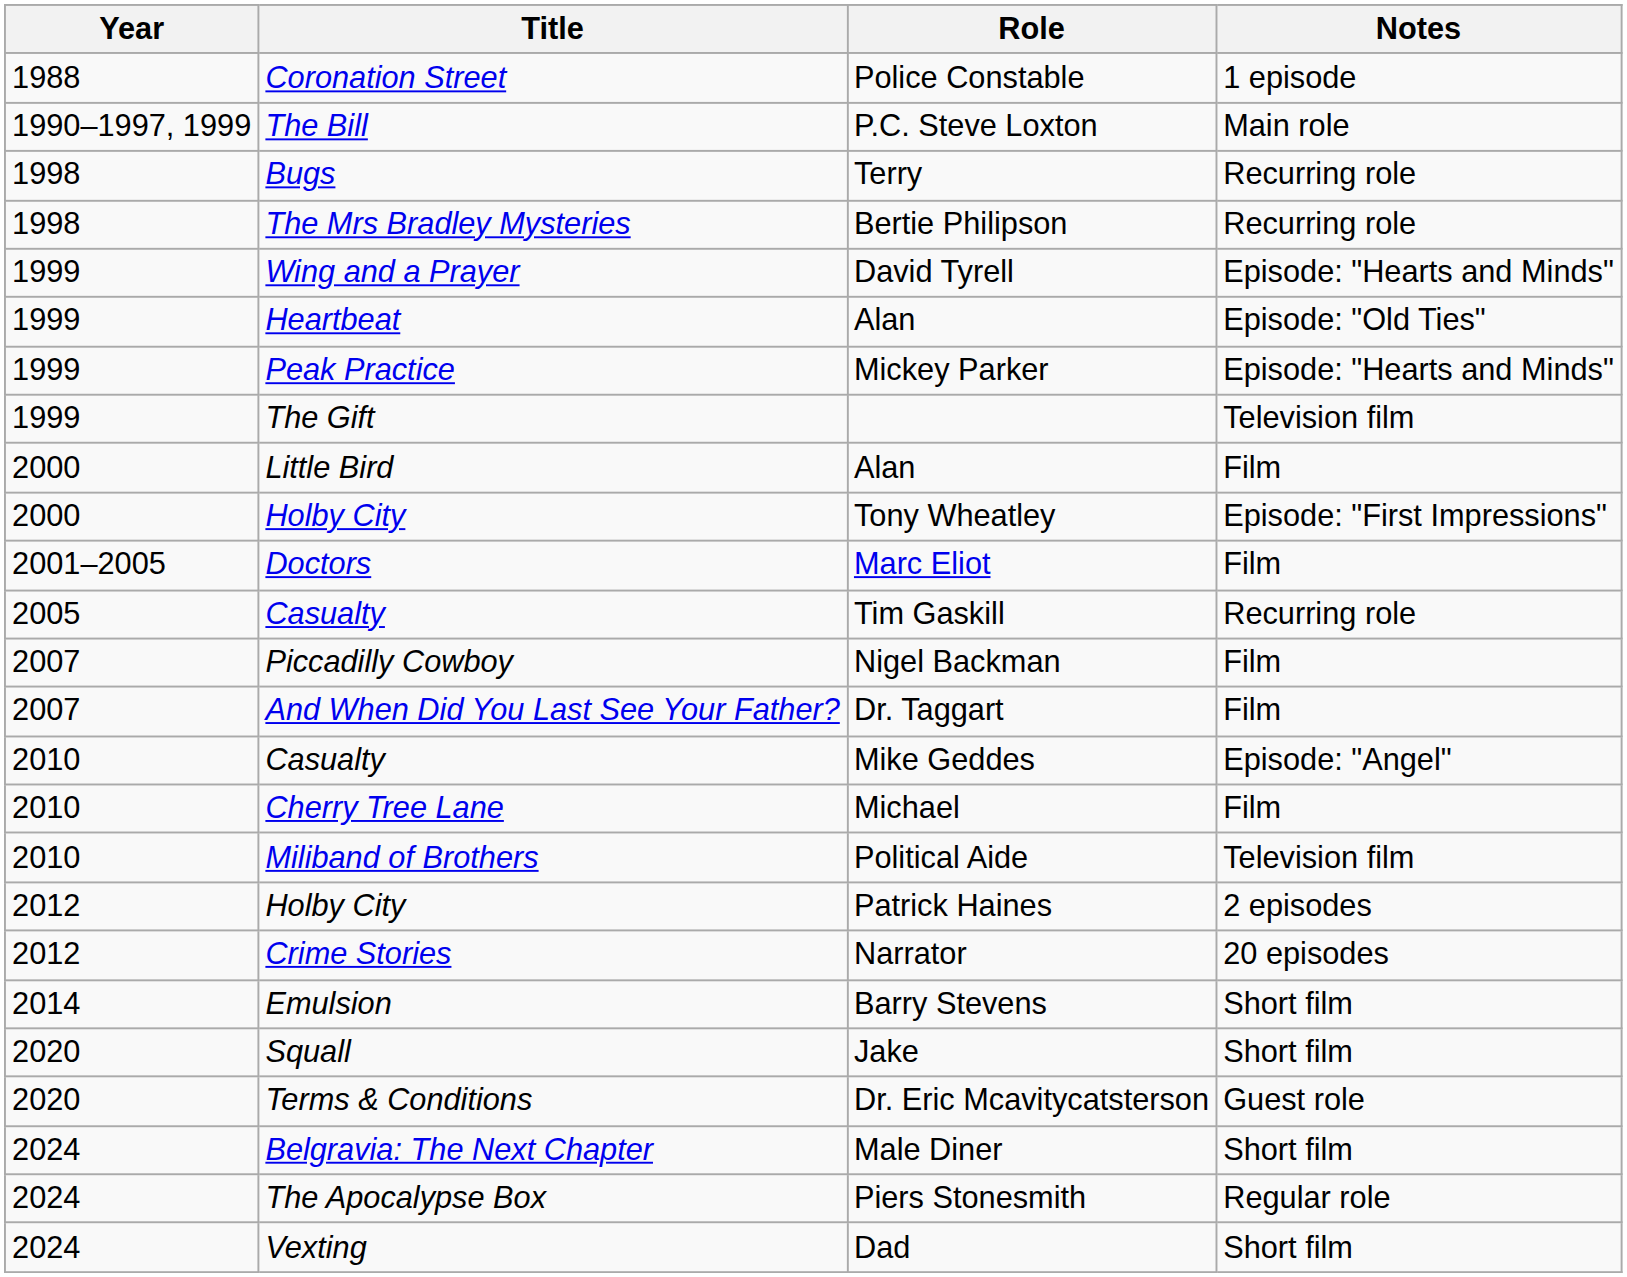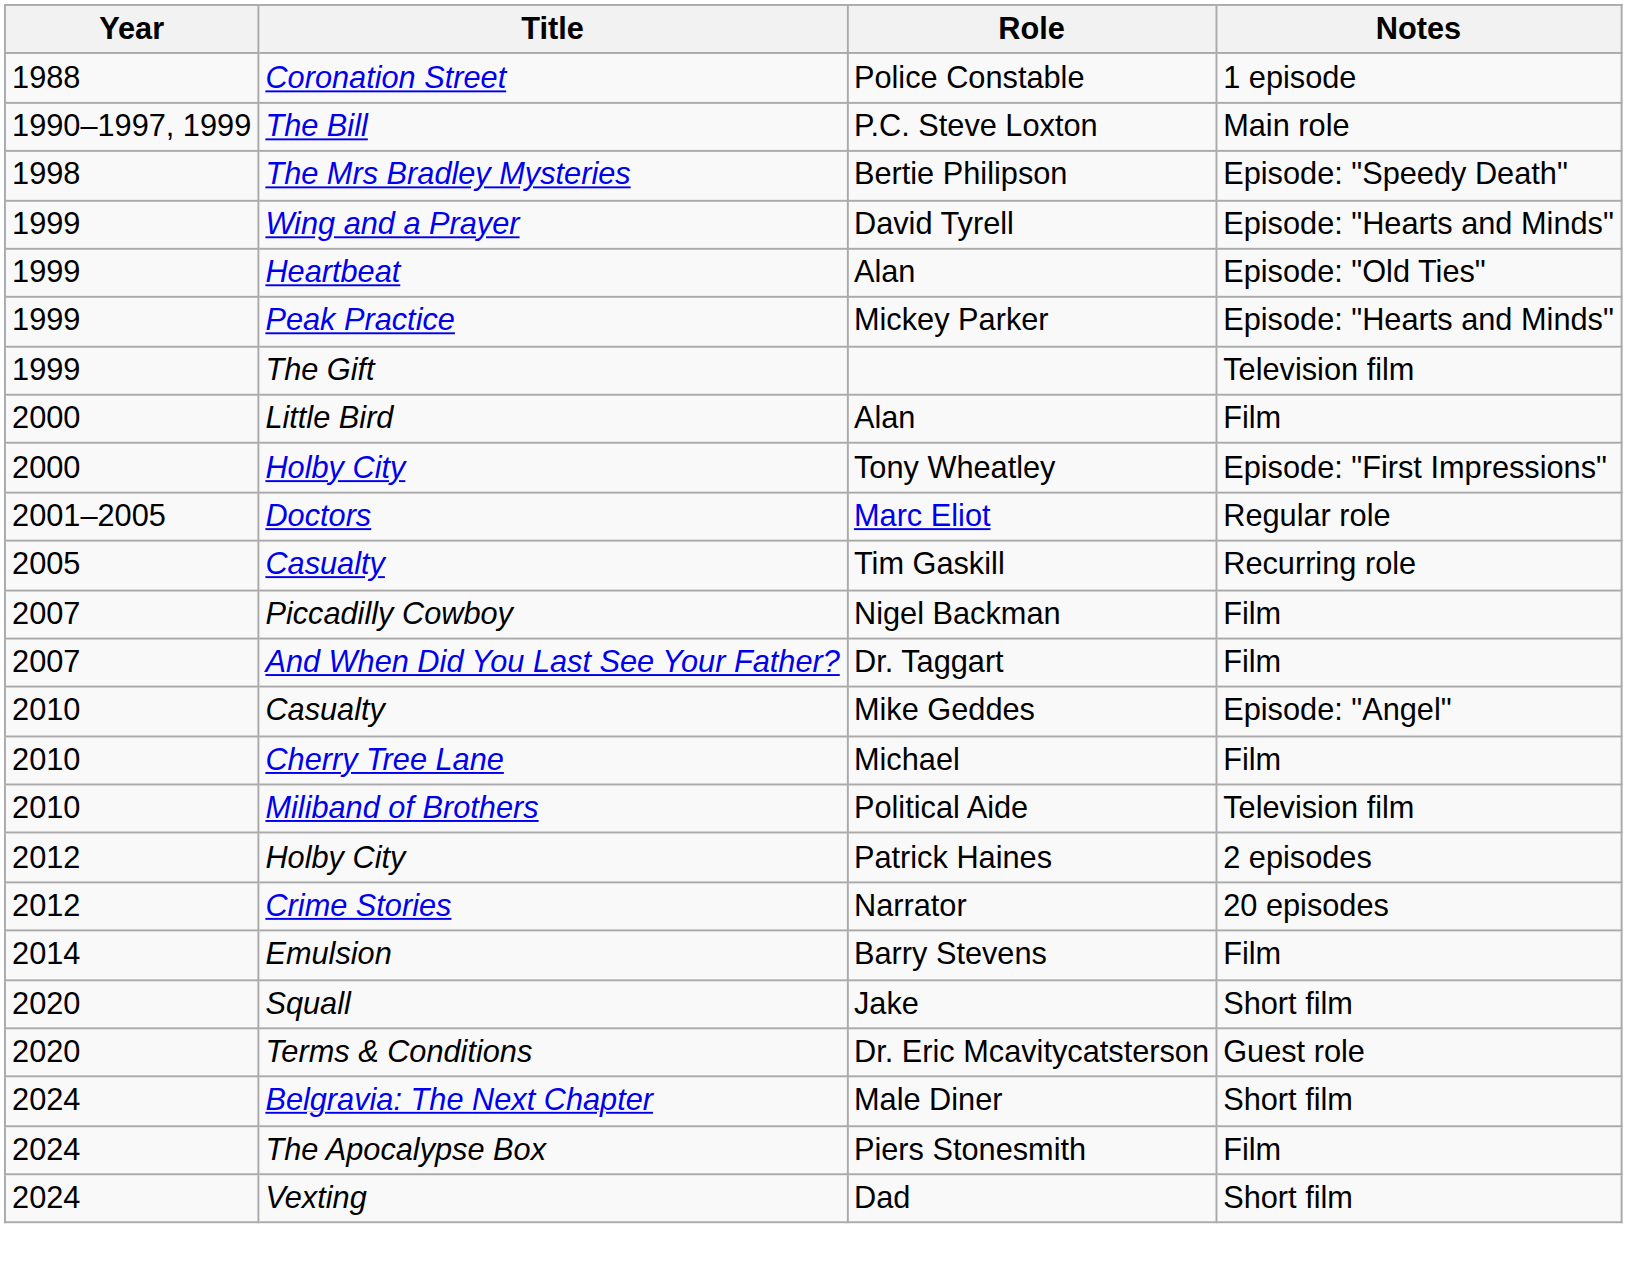- row: (300, 175)
(1320, 223) Recurring role -> (1396, 175) Episode: "Speedy Death"
(1252, 564) Film -> (1307, 516) Regular role
(1288, 1003) Short film -> (1252, 954) Film
(1307, 1198) Regular role -> (1252, 1149) Film
